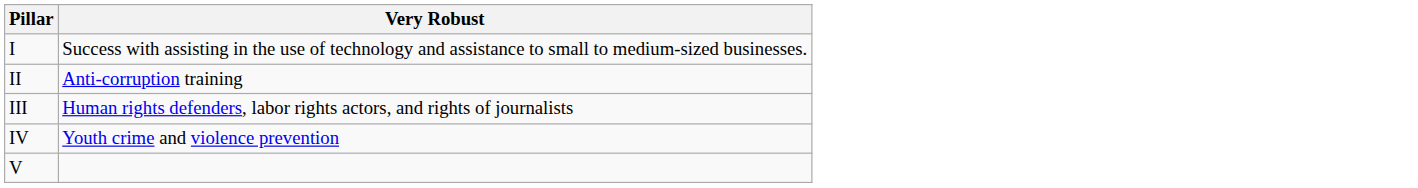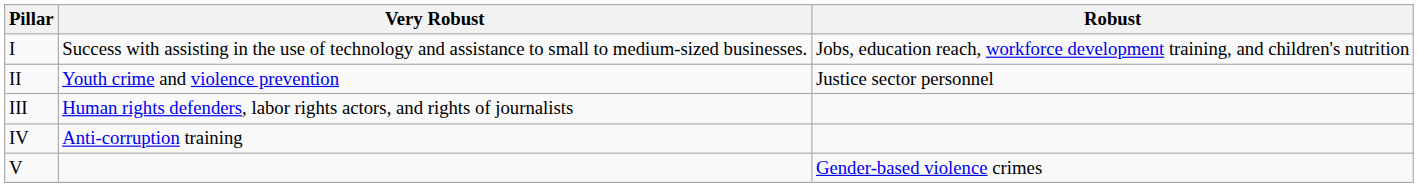+ column: (1113, 19)
(152, 78) Anti-corruption training -> (201, 78) Youth crime and violence prevention
(201, 138) Youth crime and violence prevention -> (152, 138) Anti-corruption training
